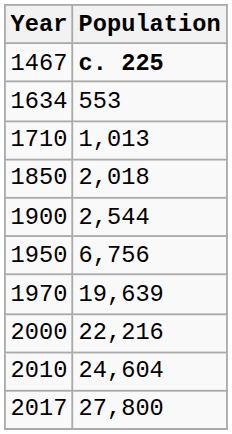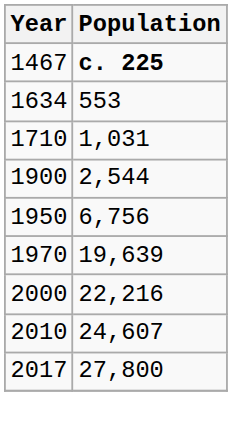(114, 140) 1,013 -> (114, 140) 1,031
- row: (39, 178)
(121, 371) 24,604 -> (121, 333) 24,607
